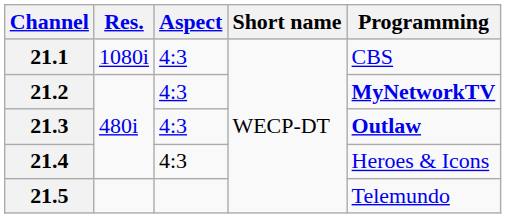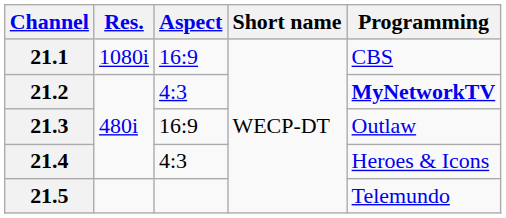(173, 56) 4:3 -> (179, 56) 16:9
(173, 126) 4:3 -> (179, 126) 16:9
(386, 126) bold -> (384, 126) normal
